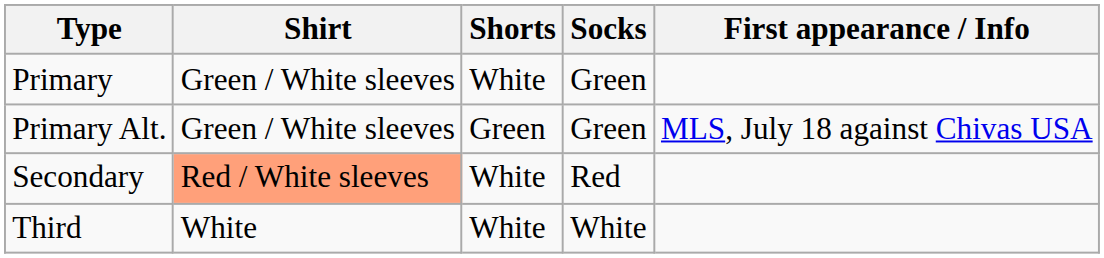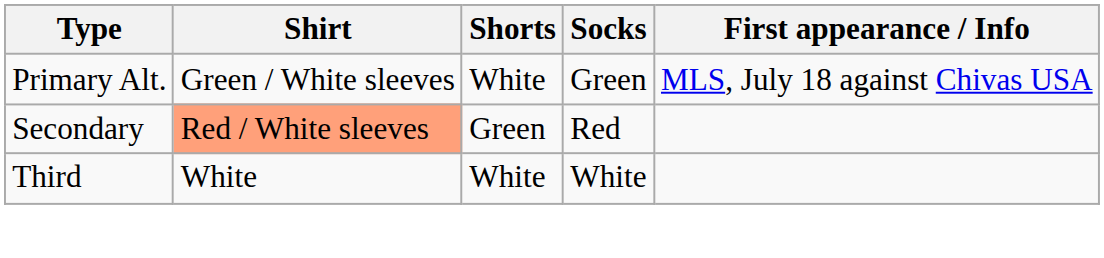- row: (62, 78)
(507, 128) Green -> (507, 78) White
(507, 177) White -> (507, 128) Green
